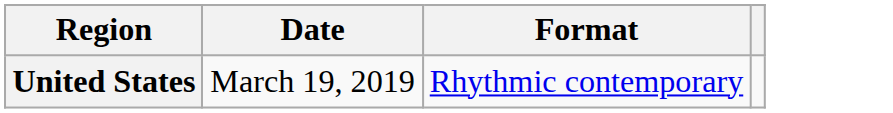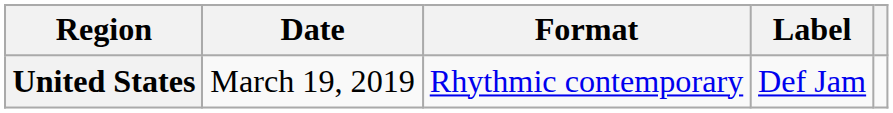+ column: (812, 30)
